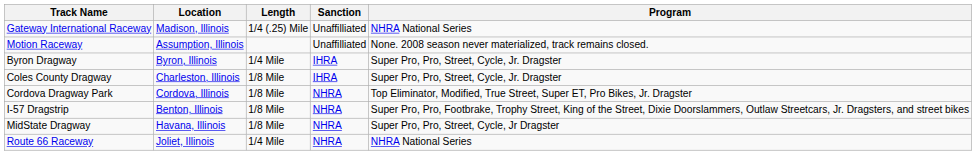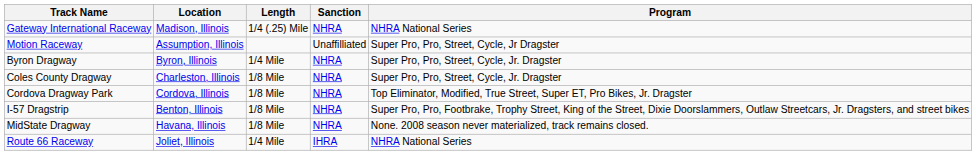(339, 28) Unaffilliated -> (327, 28) NHRA
(510, 45) None. 2008 season never materialized, track remains closed. -> (465, 45) Super Pro, Pro, Street, Cycle, Jr Dragster
(325, 61) IHRA -> (327, 61) NHRA
(325, 77) IHRA -> (327, 77) NHRA
(465, 126) Super Pro, Pro, Street, Cycle, Jr Dragster -> (510, 126) None. 2008 season never materialized, track remains closed.
(327, 142) NHRA -> (325, 142) IHRA
